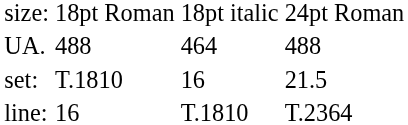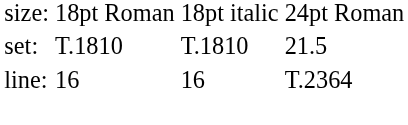- row: (25, 46)
(193, 79) 16 -> (215, 46) T.1810
(215, 113) T.1810 -> (193, 79) 16
